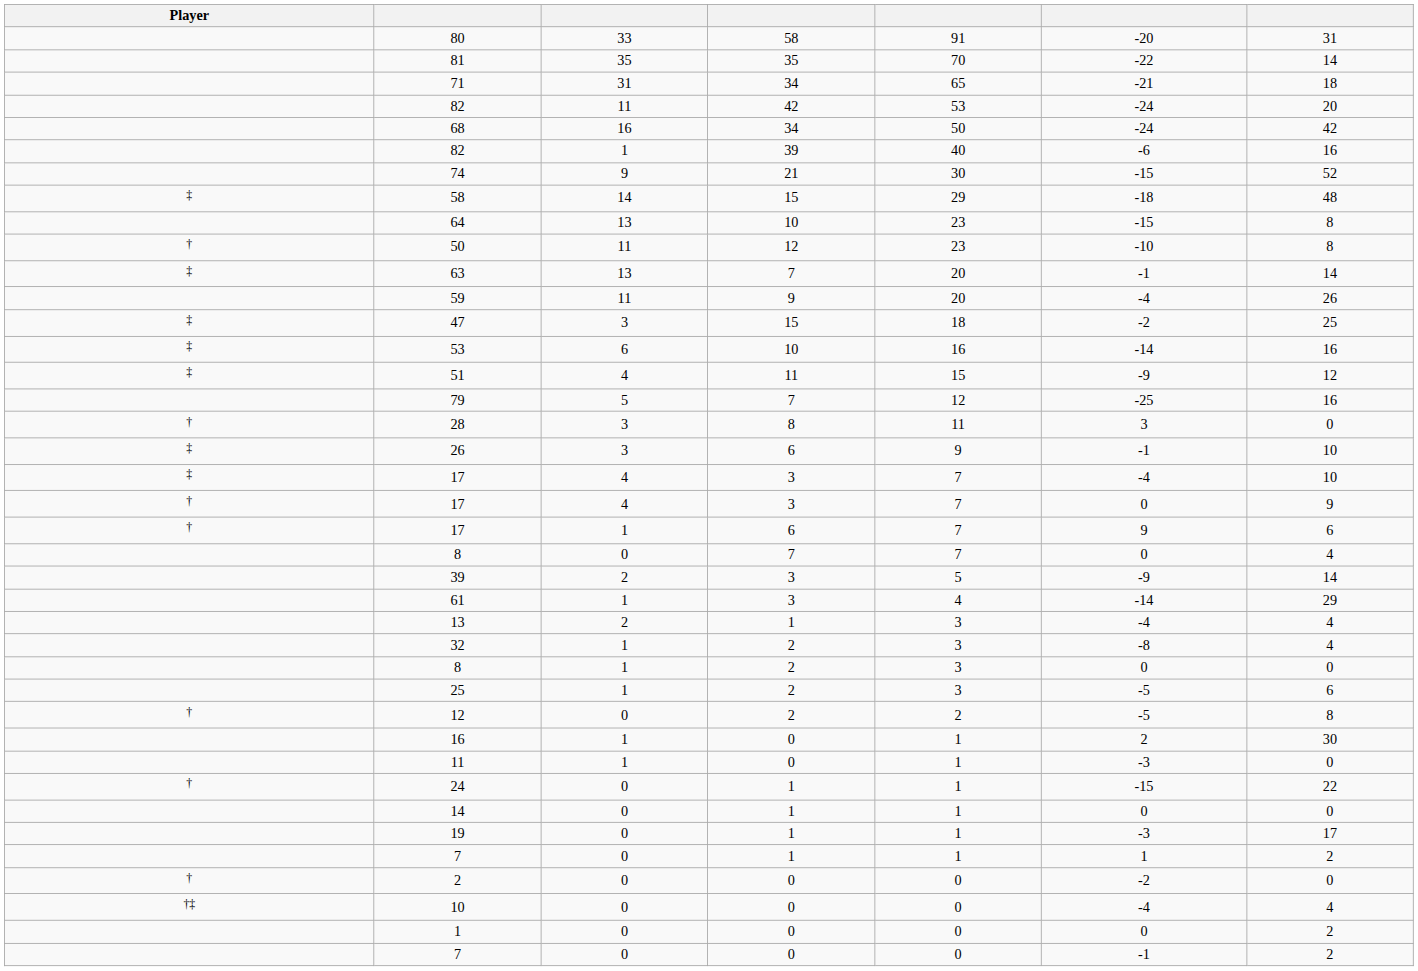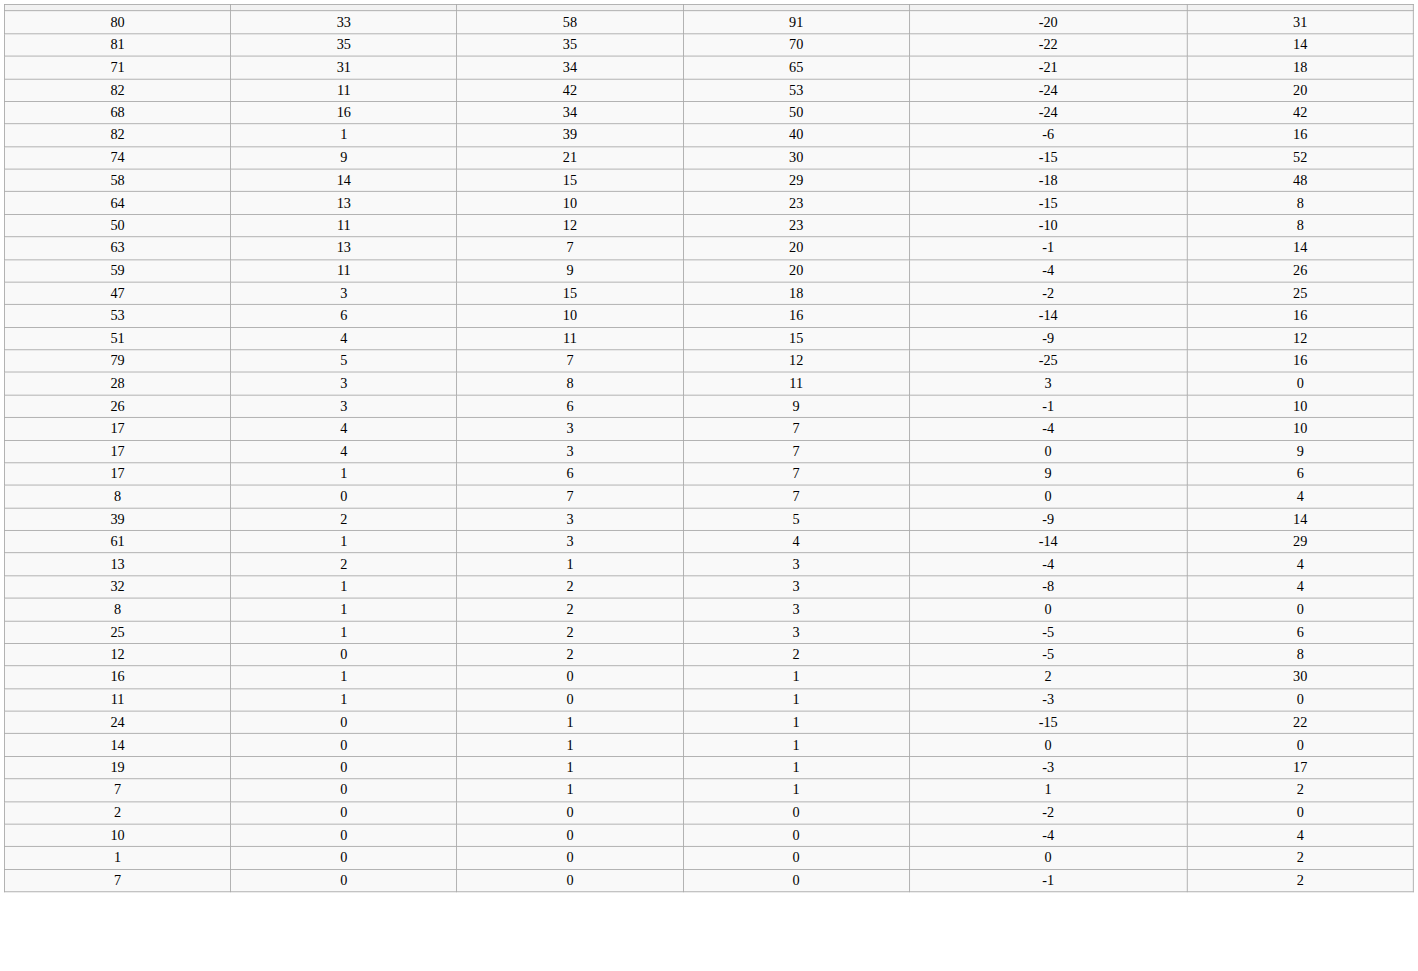- column: (189, 15)
